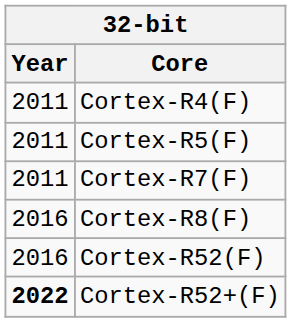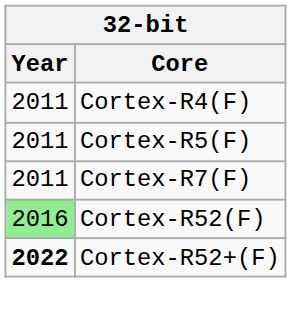- row: (166, 219)
(40, 258) no background -> (40, 219) lightgreen background
